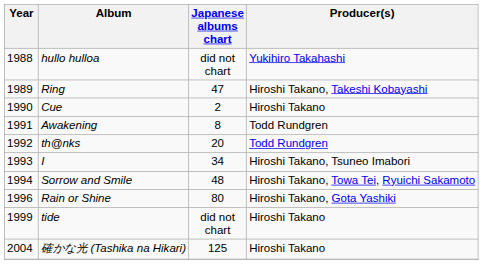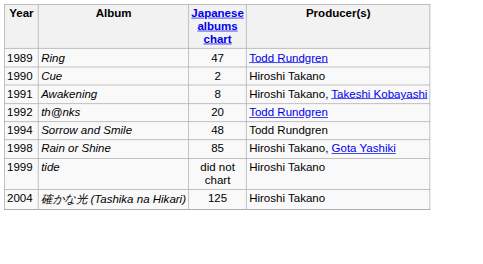- row: (70, 57)
(338, 89) Hiroshi Takano, Takeshi Kobayashi -> (289, 57) Todd Rundgren
(289, 125) Todd Rundgren -> (338, 94) Hiroshi Takano, Takeshi Kobayashi
- row: (43, 162)
(362, 180) Hiroshi Takano, Towa Tei, Ryuichi Sakamoto -> (289, 130) Todd Rundgren
(20, 198) 1996 -> (20, 149) 1998
(218, 198) 80 -> (218, 149) 85
